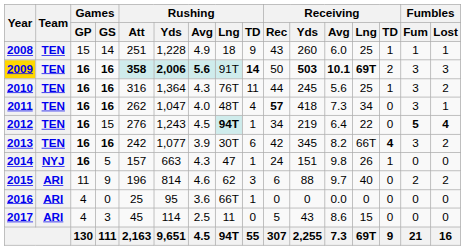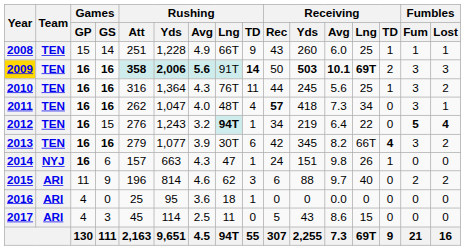(229, 50) 18 -> (229, 50) 66T
(202, 124) 4.5 -> (202, 124) 3.2
(137, 143) 242 -> (137, 143) 279
(107, 161) 5 -> (107, 161) 6
(229, 198) 66T -> (229, 198) 18
